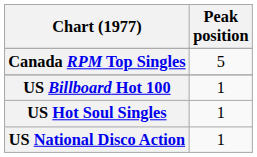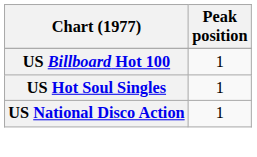- row: (97, 61)
